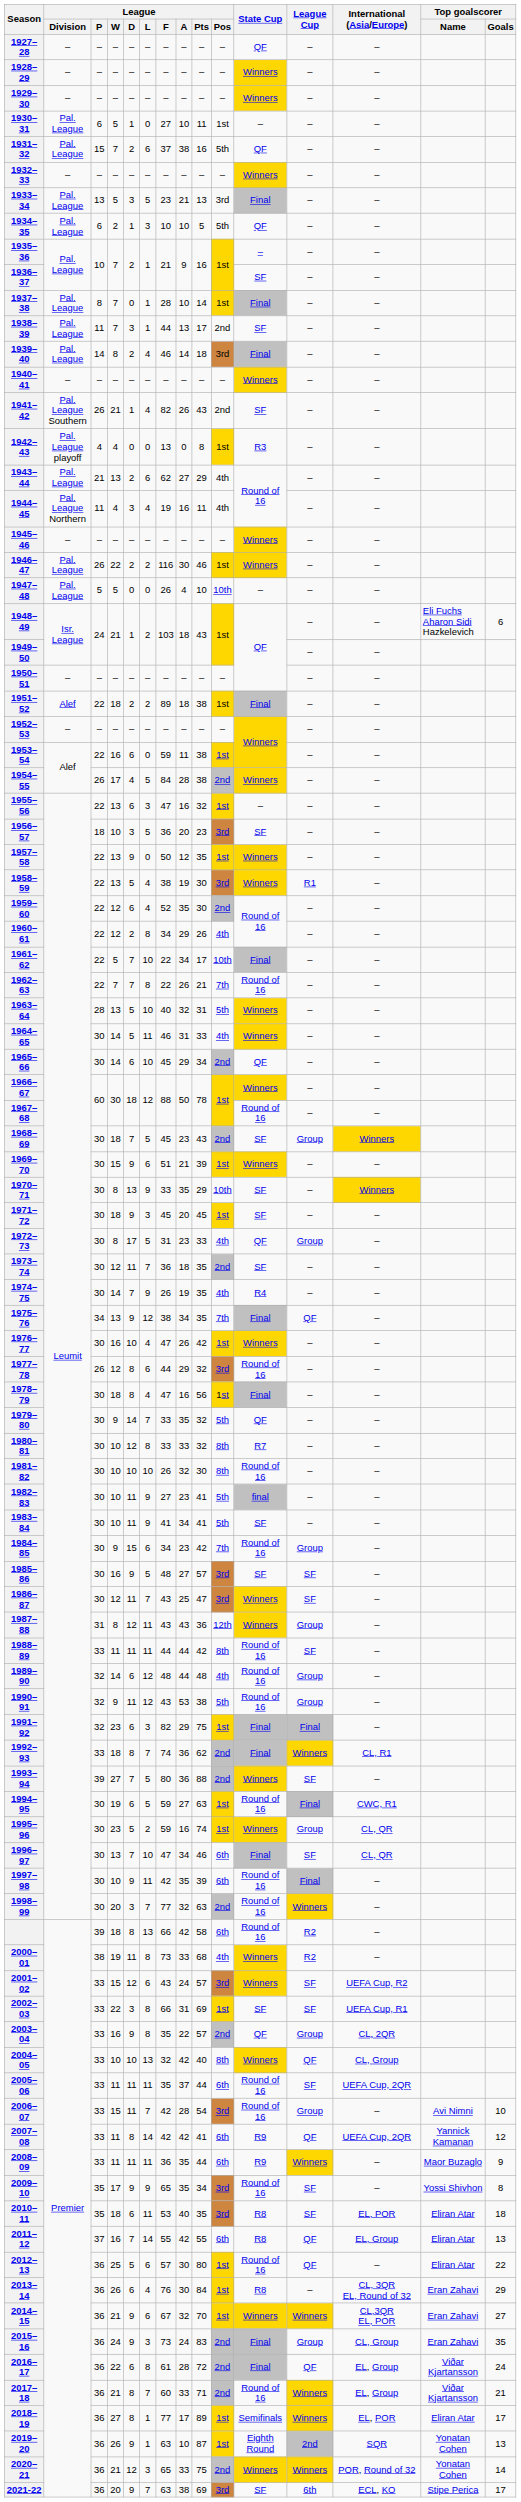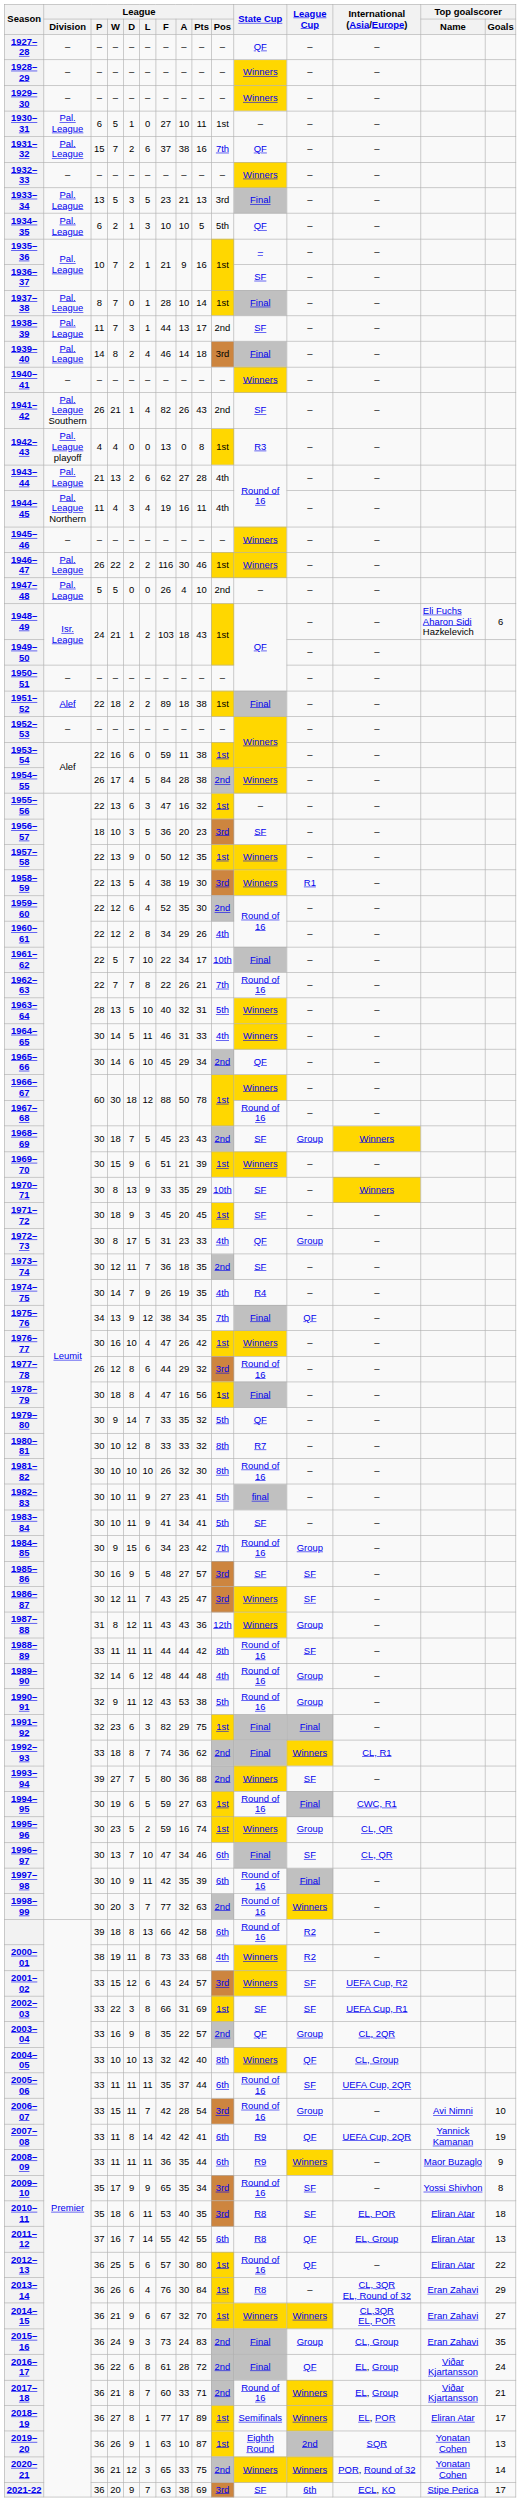(222, 149) 5th -> (222, 149) 7th
(202, 477) 29 -> (202, 477) 28
(222, 590) 10th -> (222, 590) 2nd
(501, 2137) 12 -> (501, 2137) 19
